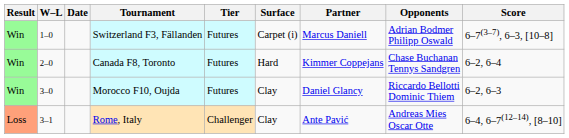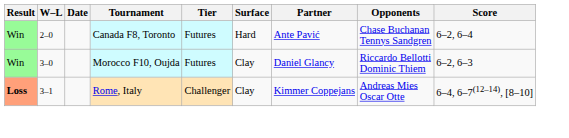- row: (147, 35)
(343, 63) Kimmer Coppejans -> (297, 35) Ante Pavić
(17, 119) normal -> (17, 91) bold
(325, 119) Ante Pavić -> (314, 91) Kimmer Coppejans
